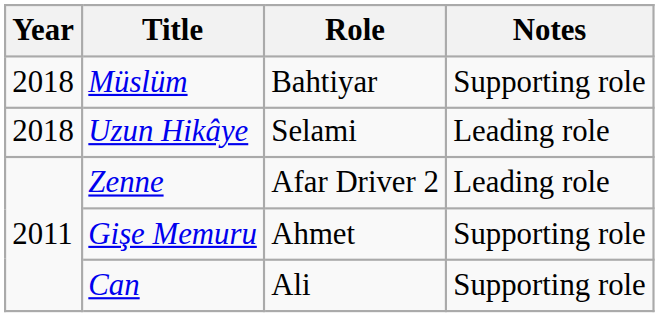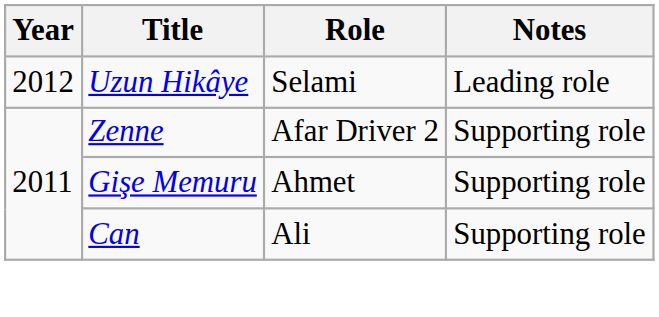- row: (138, 81)
(43, 131) 2018 -> (43, 81) 2012
(532, 182) Leading role -> (550, 131) Supporting role
